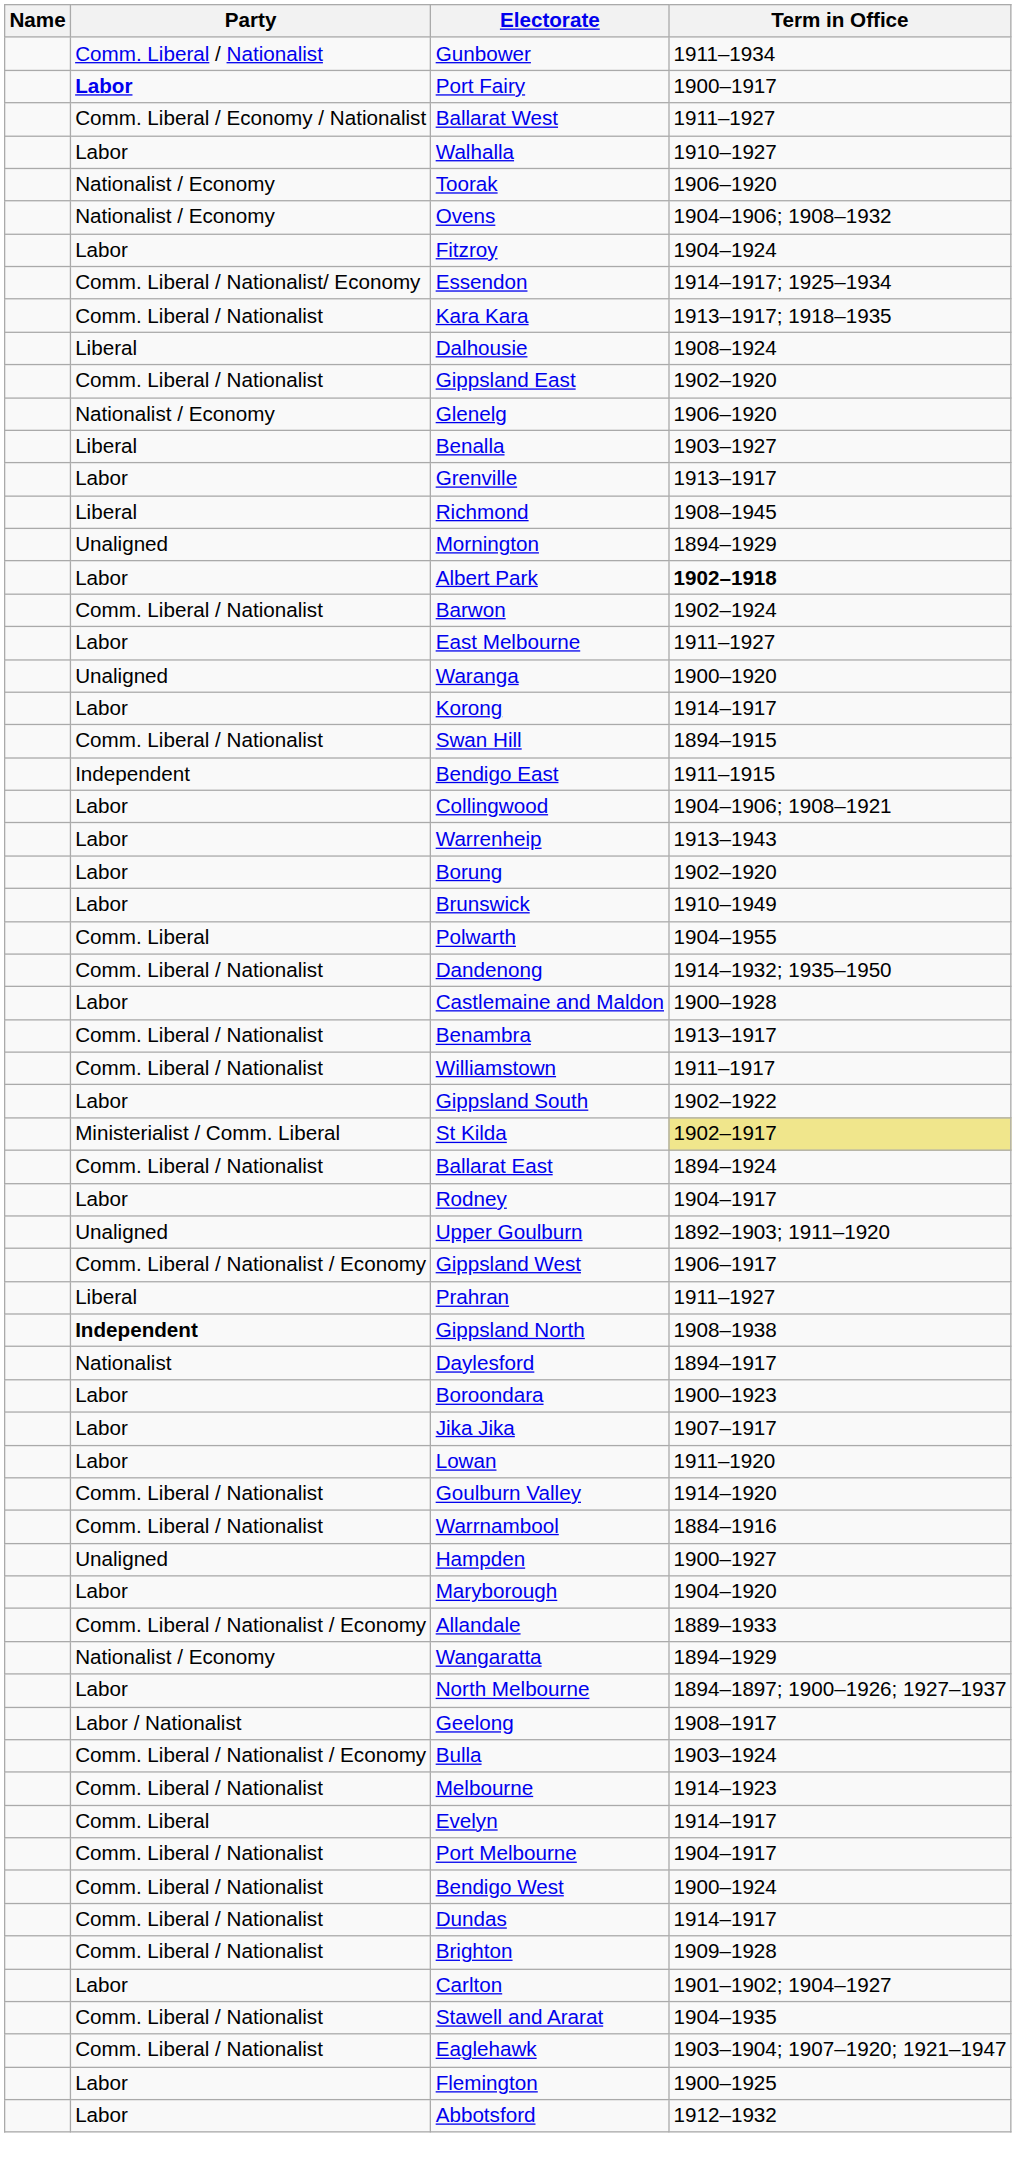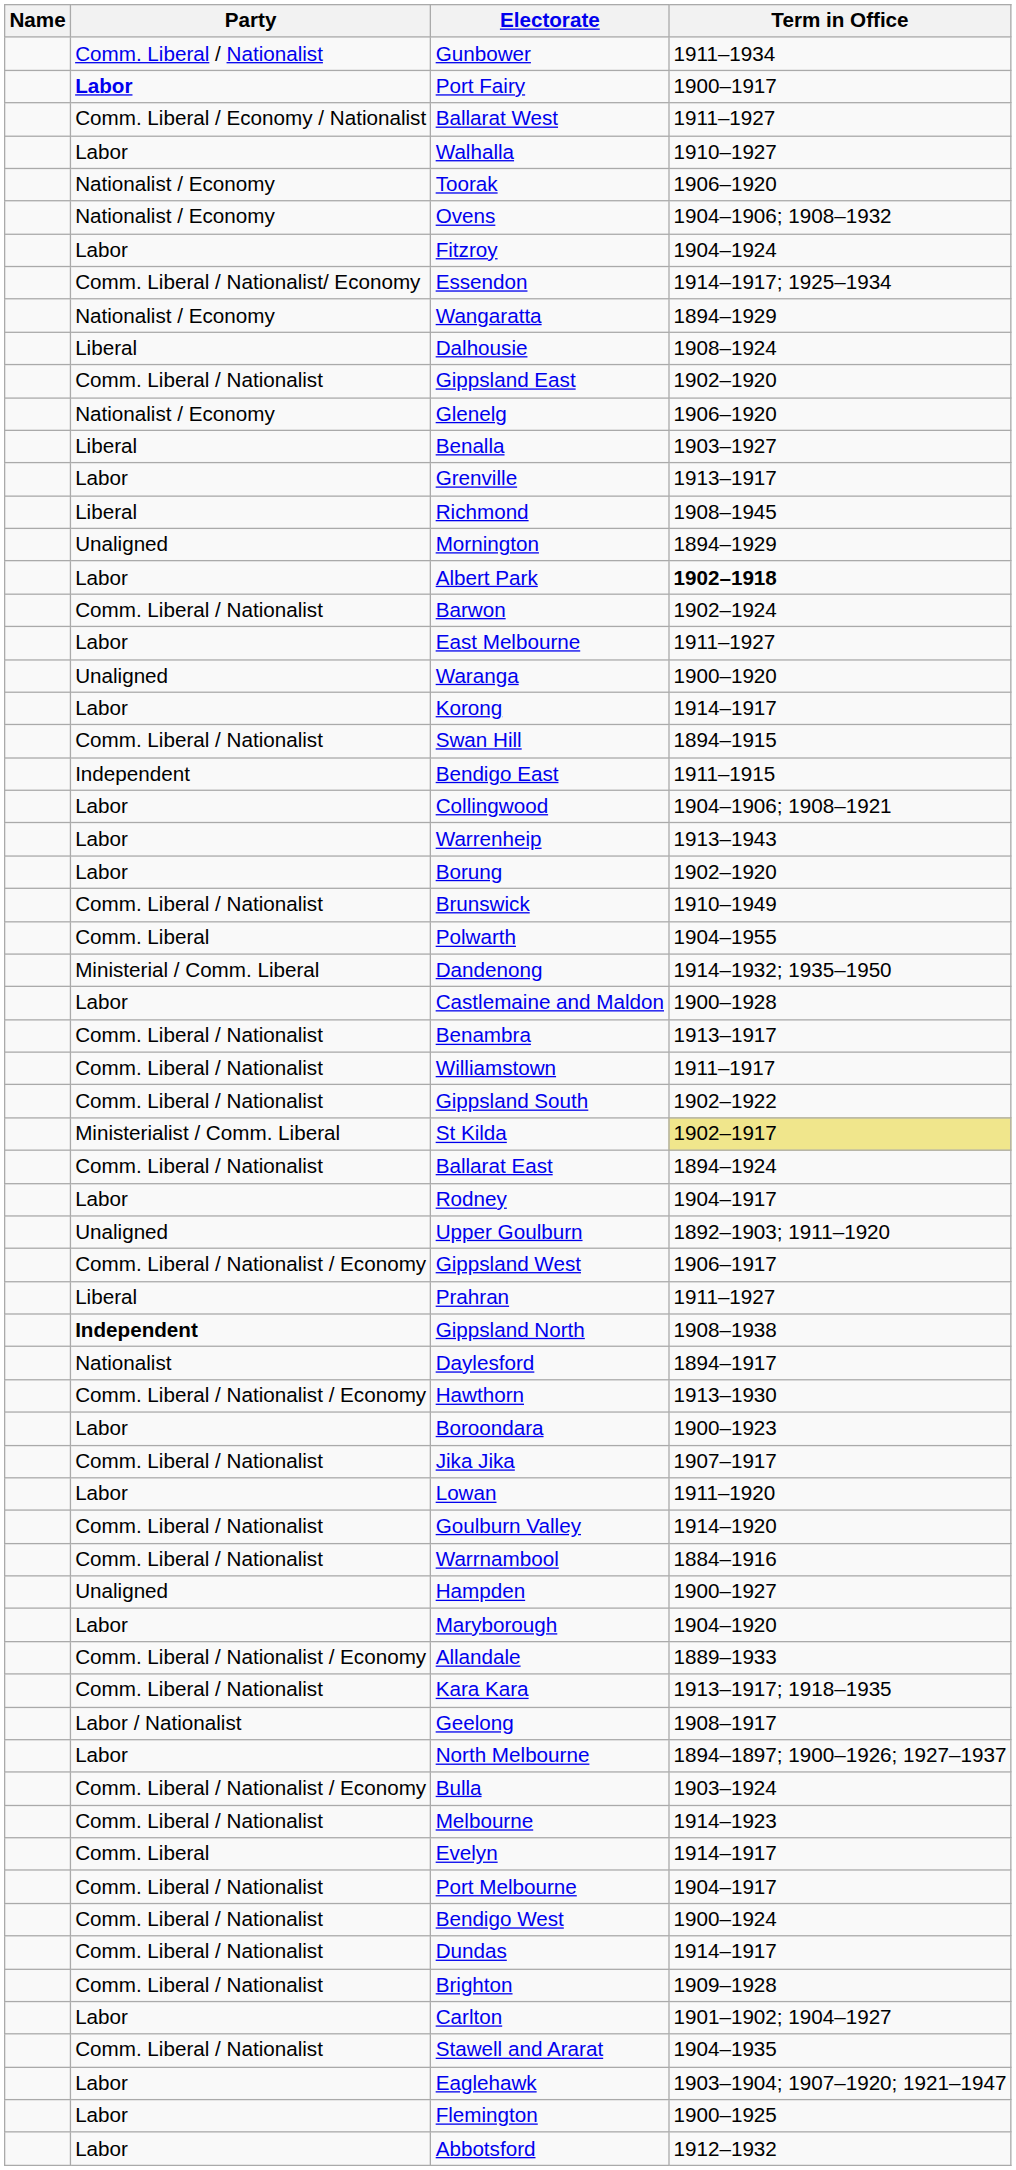rows swapped: (489, 1657) <-> (482, 315)
(102, 904) Labor -> (199, 904) Comm. Liberal / Nationalist
(199, 970) Comm. Liberal / Nationalist -> (197, 970) Ministerial / Comm. Liberal
(102, 1101) Labor -> (199, 1101) Comm. Liberal / Nationalist
+ row: (480, 1395)
(102, 1428) Labor -> (199, 1461) Comm. Liberal / Nationalist
rows swapped: (475, 1723) <-> (513, 1690)
(199, 2050) Comm. Liberal / Nationalist -> (102, 2083) Labor
